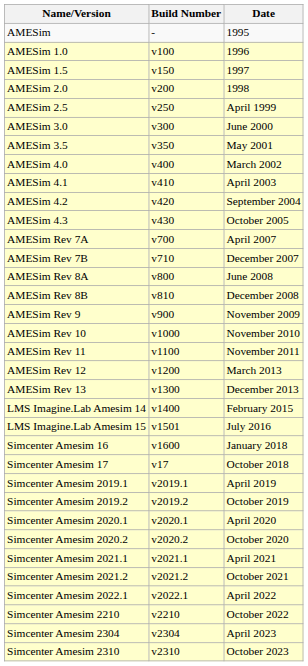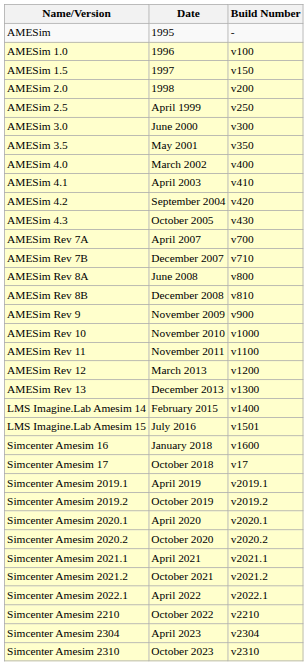columns swapped: (186, 14) <-> (264, 14)
